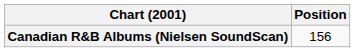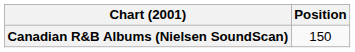(320, 36) 156 -> (320, 36) 150
